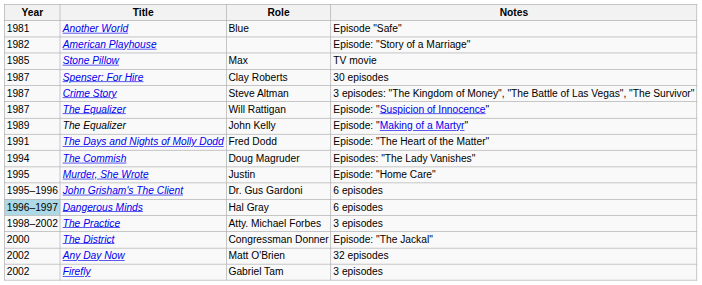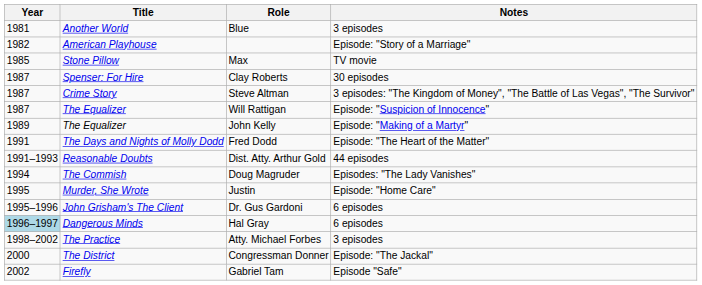(367, 28) Episode "Safe" -> (358, 28) 3 episodes
+ row: (277, 158)
- row: (257, 256)
(358, 272) 3 episodes -> (367, 272) Episode "Safe"
